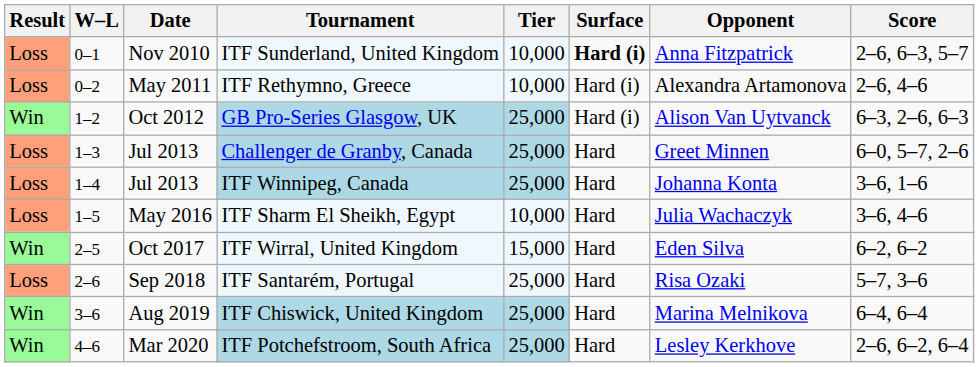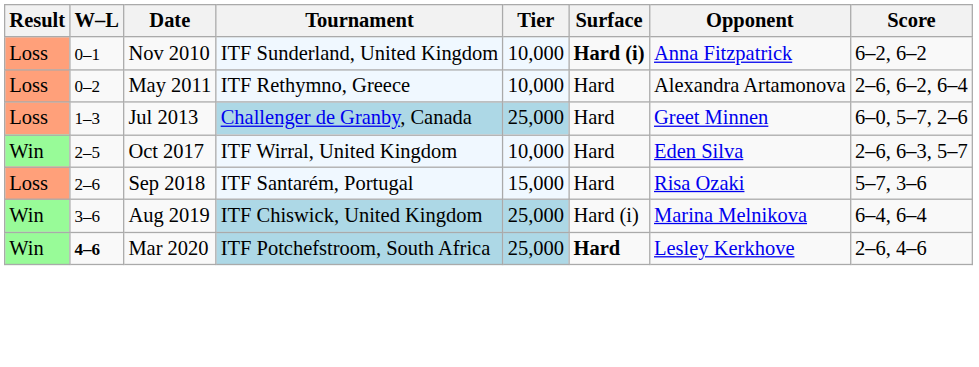(912, 53) 2–6, 6–3, 5–7 -> (891, 53) 6–2, 6–2
(607, 85) Hard (i) -> (594, 85) Hard
(892, 85) 2–6, 4–6 -> (911, 85) 2–6, 6–2, 6–4
- row: (339, 118)
- row: (315, 183)
- row: (338, 215)
(537, 248) 15,000 -> (536, 150) 10,000
(892, 248) 6–2, 6–2 -> (911, 150) 2–6, 6–3, 5–7
(537, 280) 25,000 -> (536, 183) 15,000
(595, 313) Hard -> (606, 215) Hard (i)
(87, 346) normal -> (87, 248) bold
(595, 345) normal -> (597, 248) bold
(912, 345) 2–6, 6–2, 6–4 -> (891, 248) 2–6, 4–6
